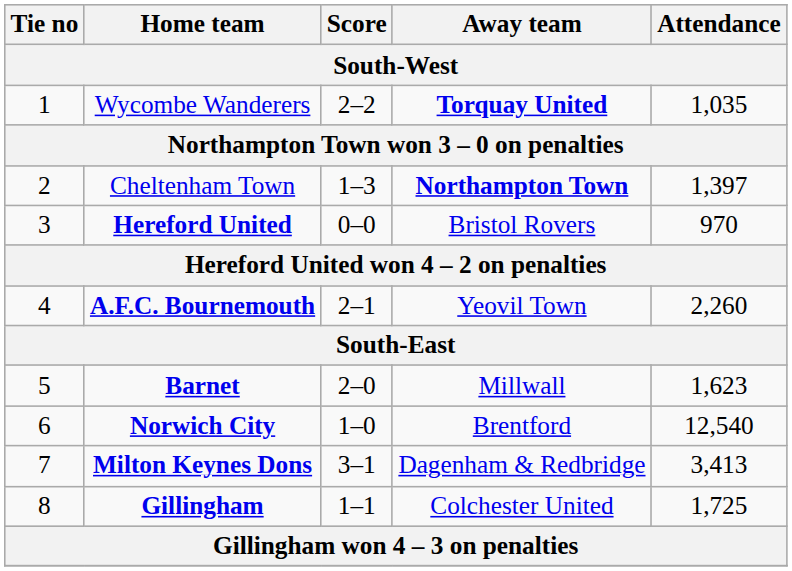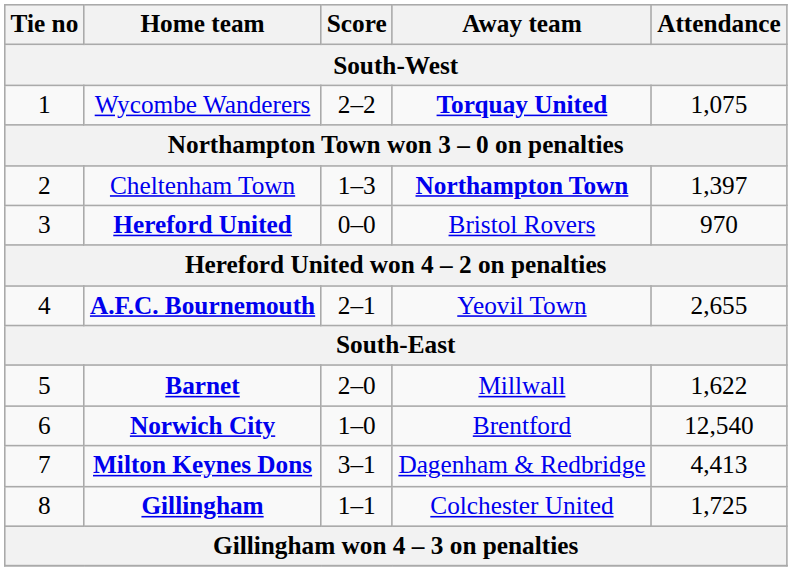(719, 104) 1,035 -> (719, 104) 1,075
(719, 305) 2,260 -> (719, 305) 2,655
(719, 385) 1,623 -> (719, 385) 1,622
(719, 465) 3,413 -> (719, 465) 4,413
